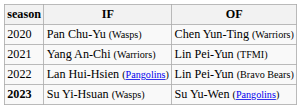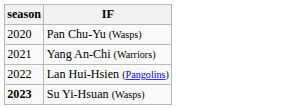- column: (234, 14)
